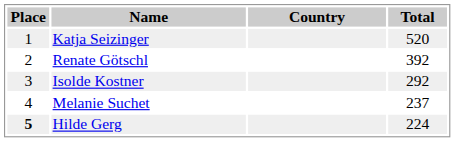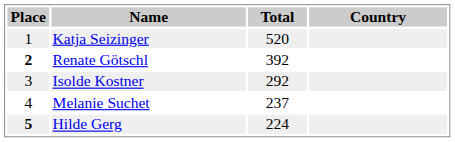columns swapped: (317, 17) <-> (418, 17)
(28, 60) normal -> (28, 60) bold
